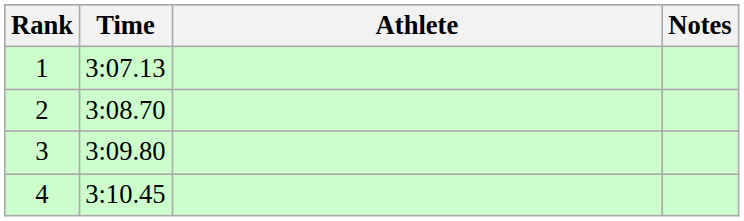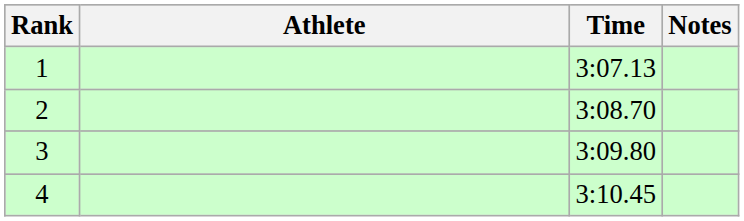columns swapped: (417, 25) <-> (125, 25)
